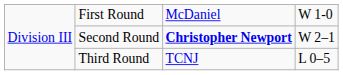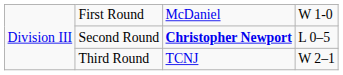(317, 37) W 2–1 -> (314, 37) L 0–5
(314, 59) L 0–5 -> (317, 59) W 2–1
